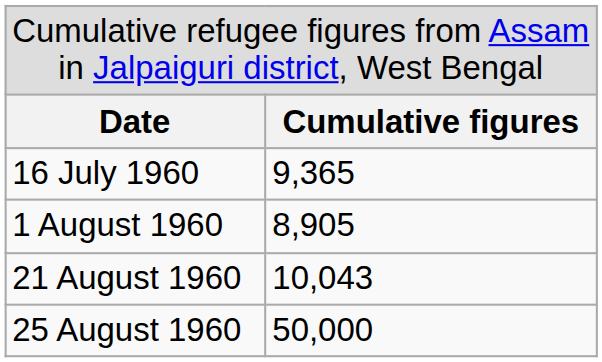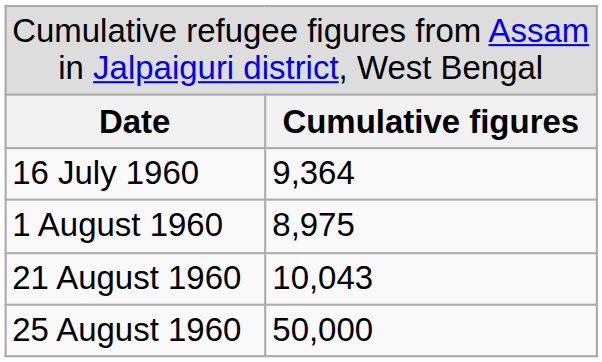(314, 173) 9,365 -> (314, 173) 9,364
(314, 225) 8,905 -> (314, 225) 8,975
